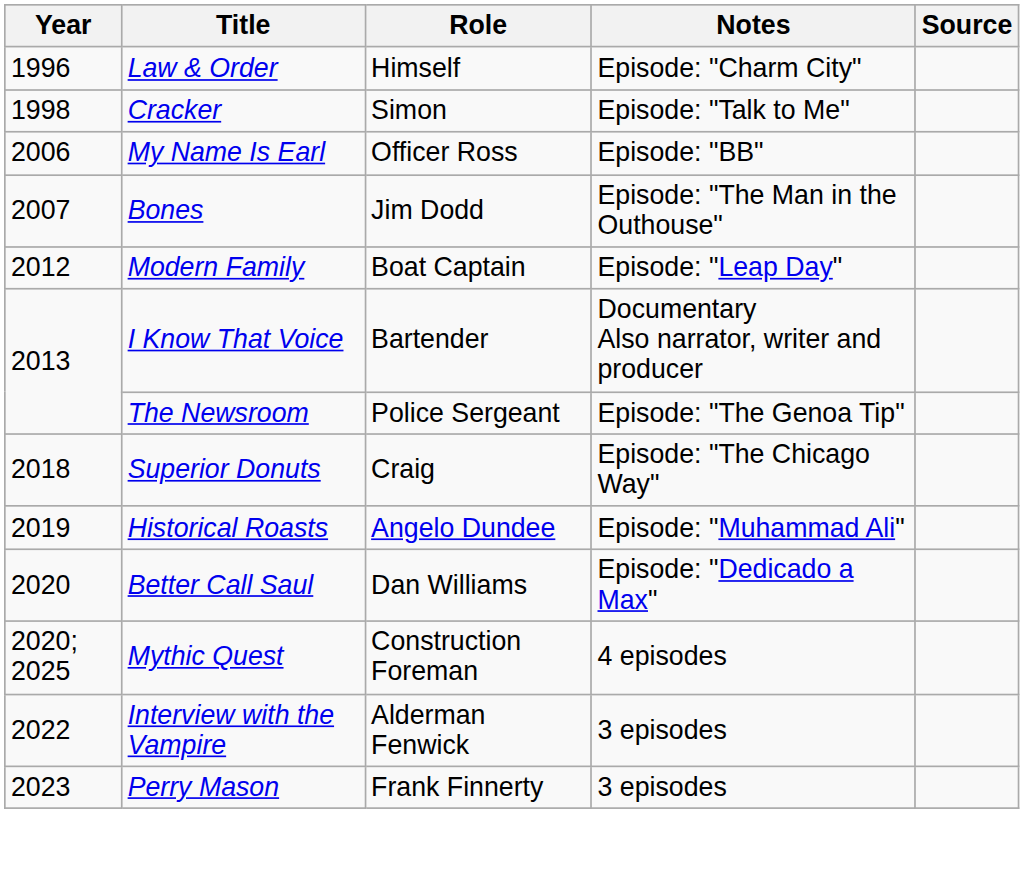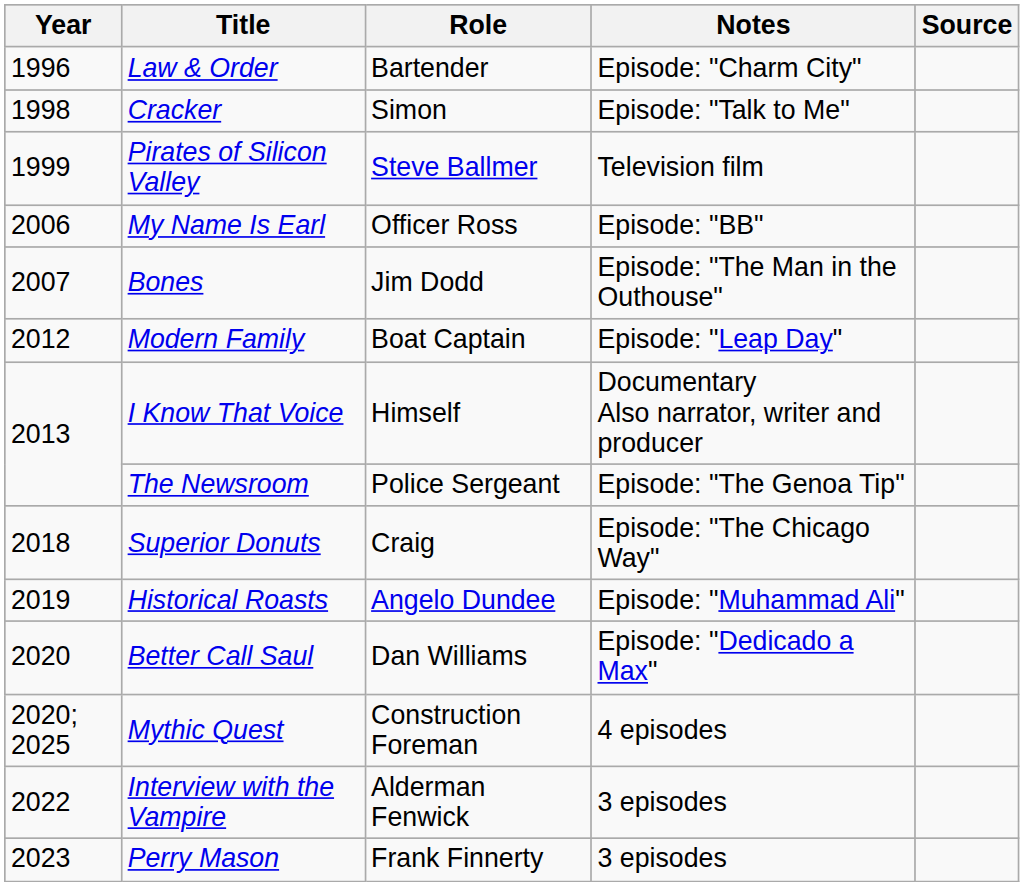(416, 68) Himself -> (430, 68) Bartender
+ row: (227, 167)
(430, 340) Bartender -> (416, 412) Himself
